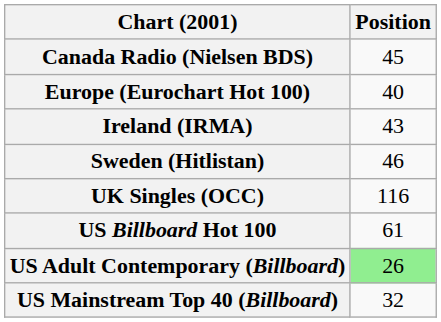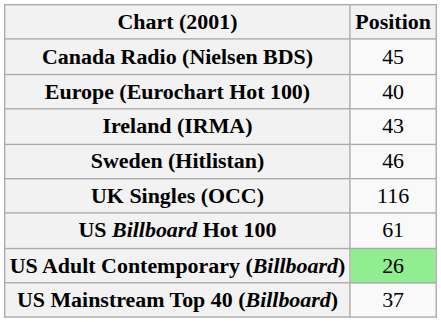(393, 299) 32 -> (393, 299) 37
